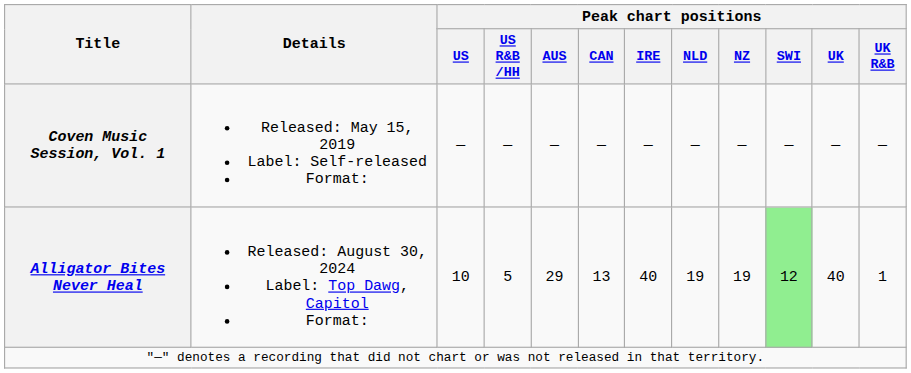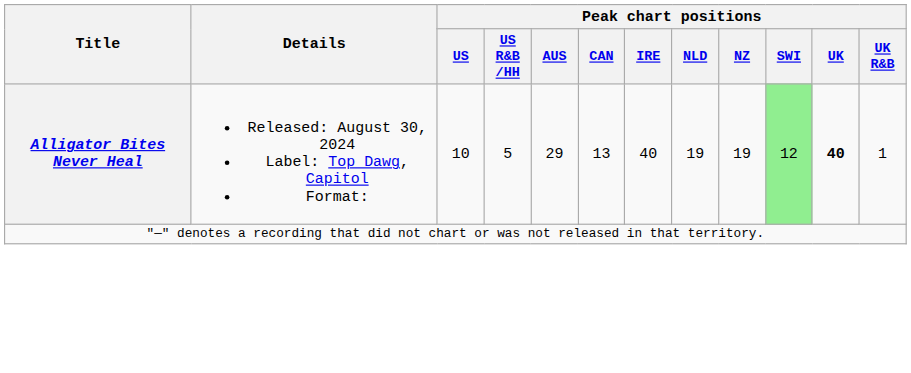- row: (98, 145)
(836, 277) normal -> (836, 154) bold
